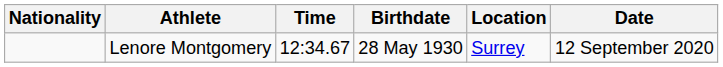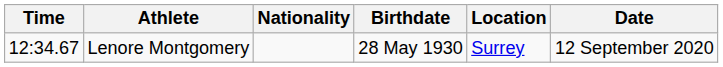columns swapped: (315, 18) <-> (55, 18)
